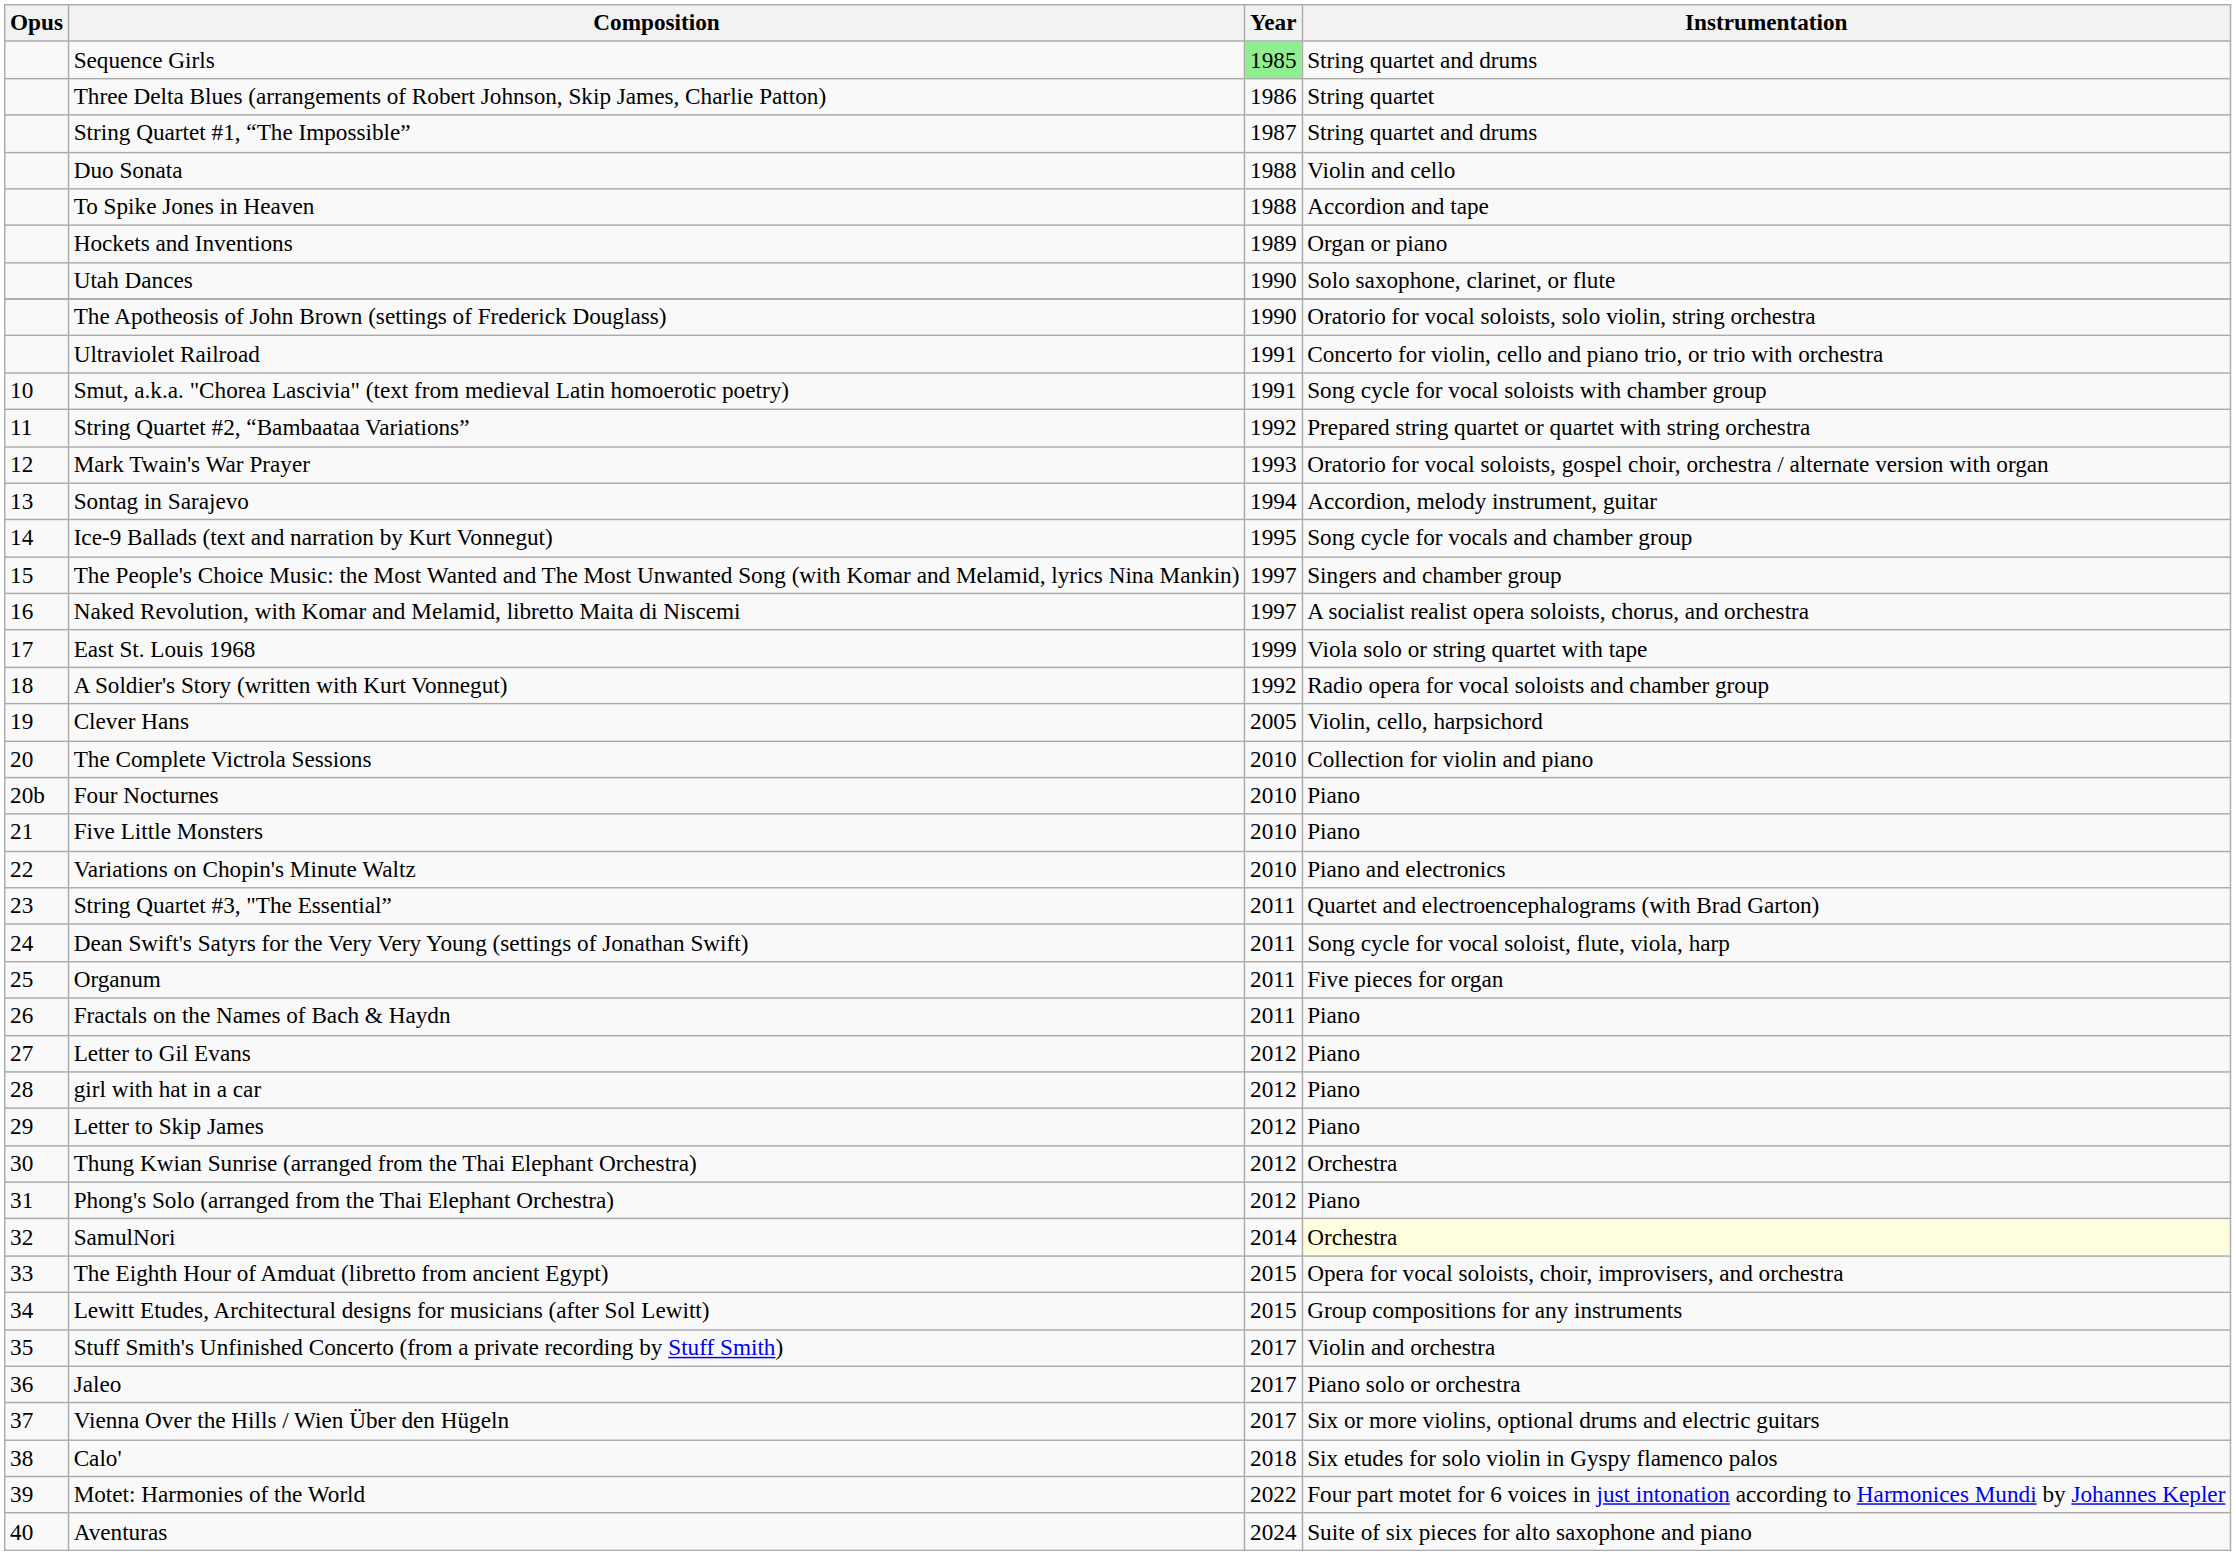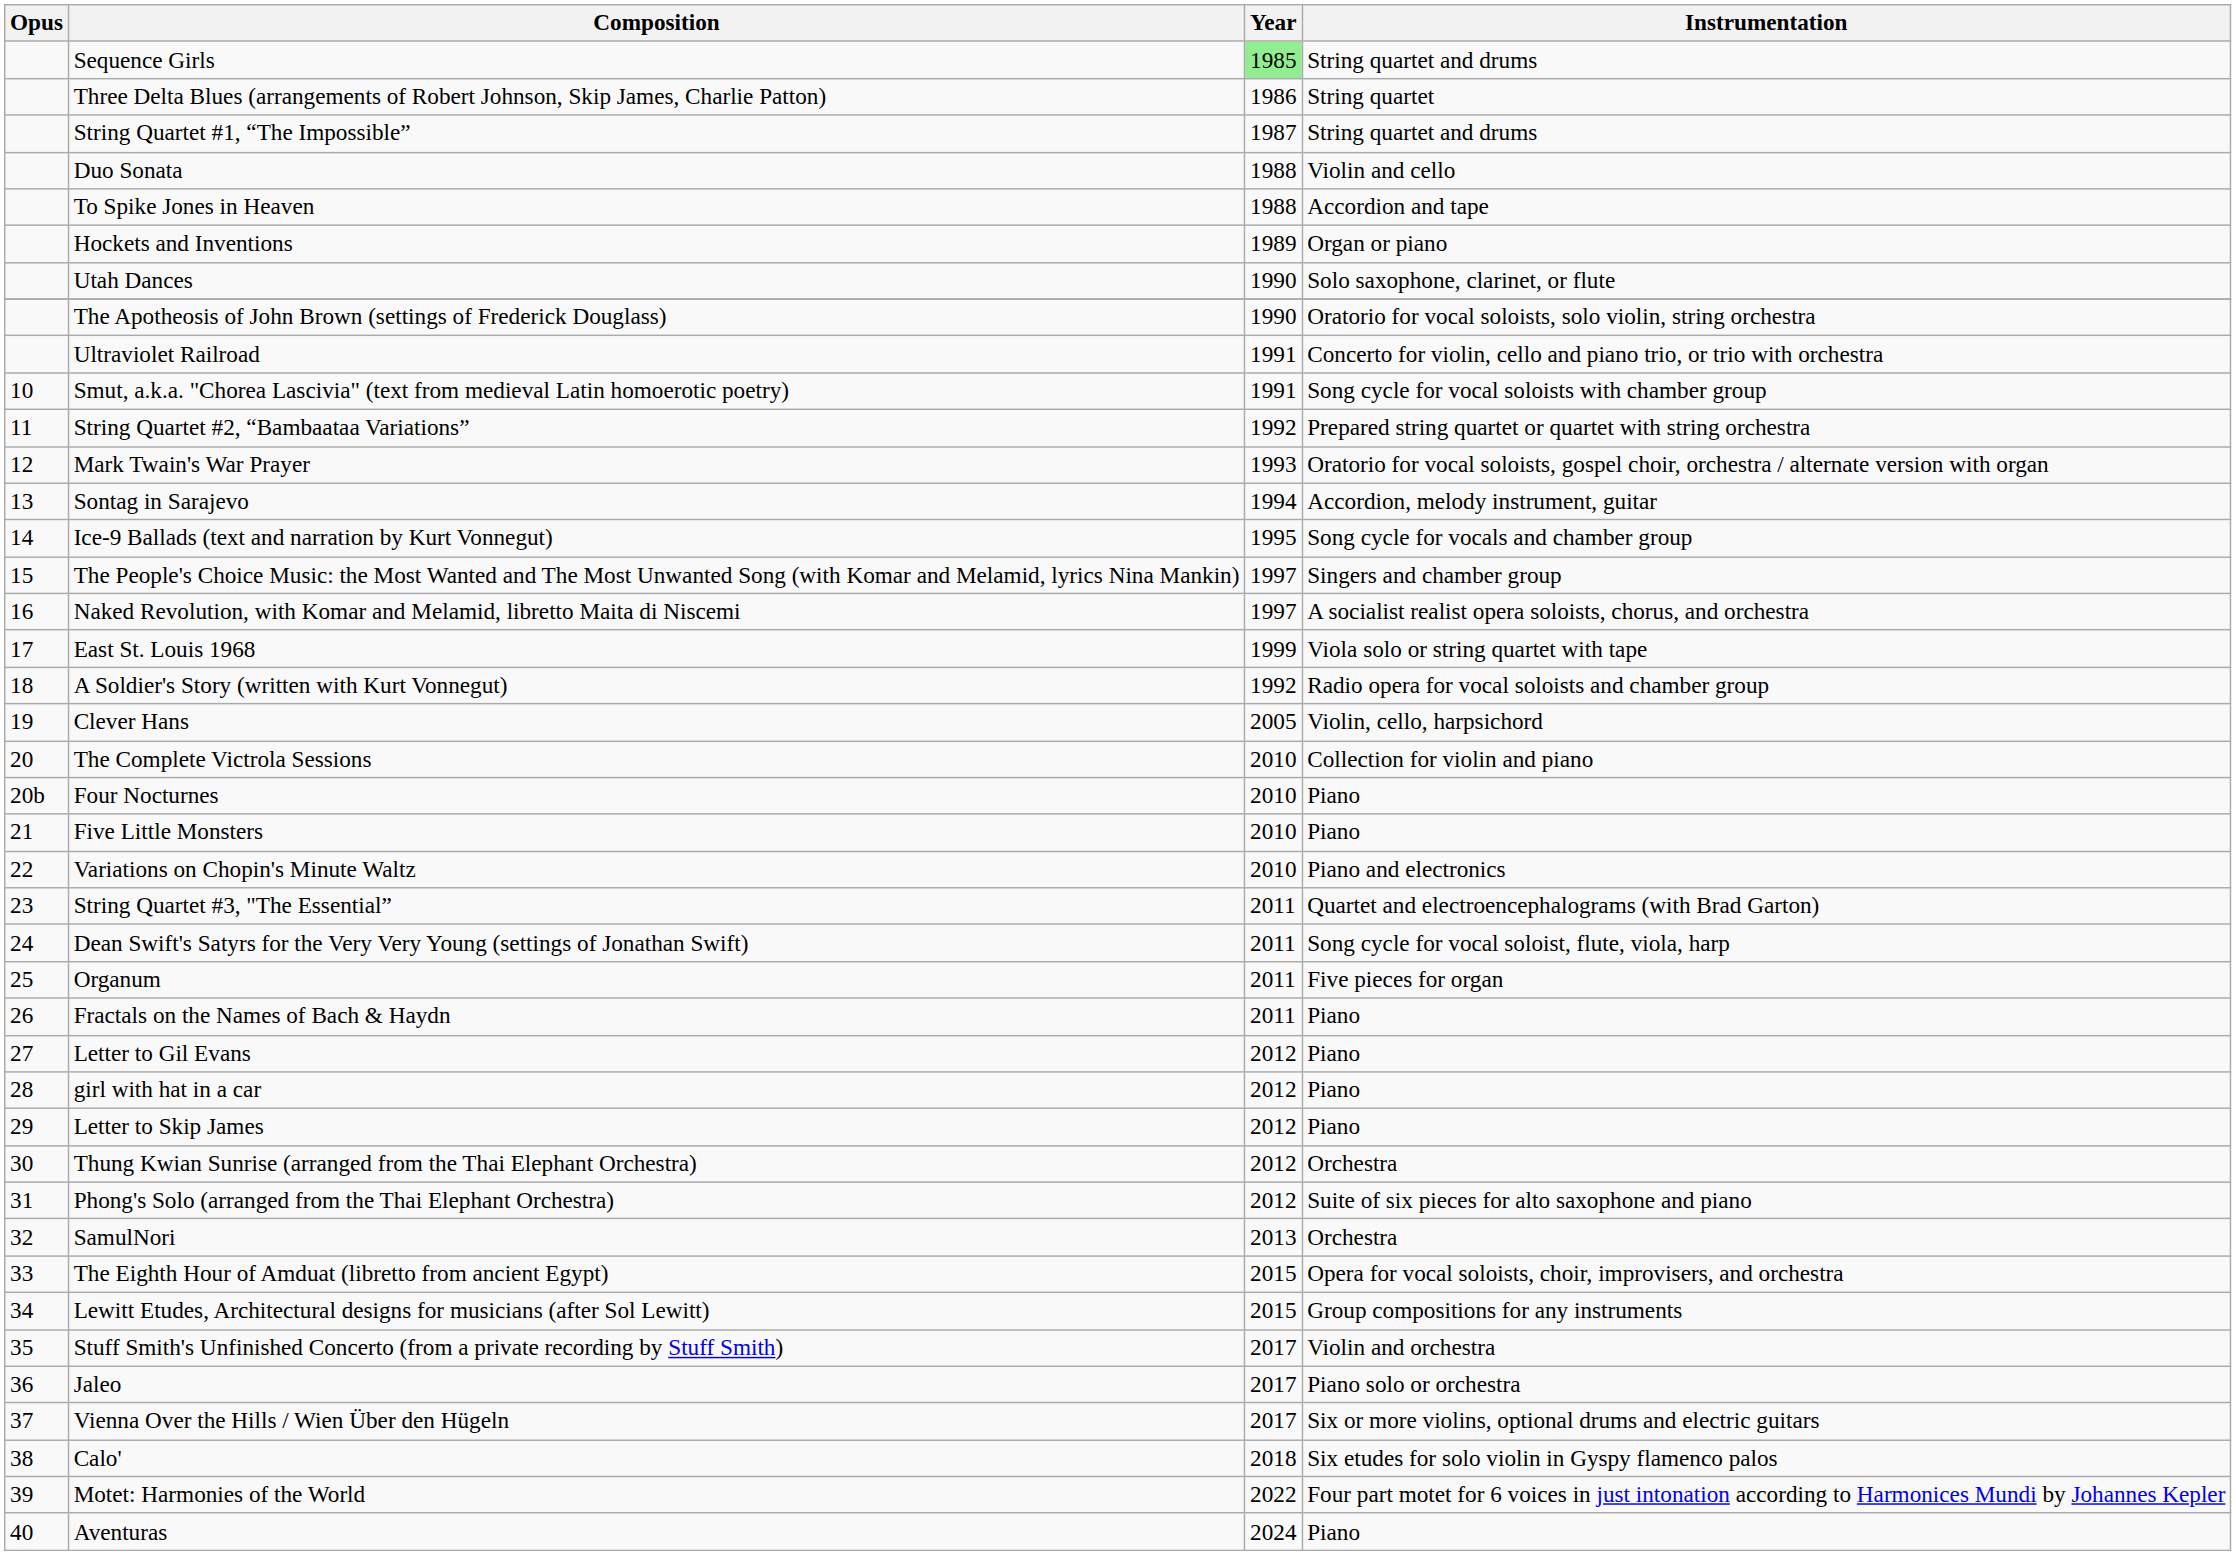(1334, 1200) Piano -> (1529, 1200) Suite of six pieces for alto saxophone and piano
(1273, 1237) 2014 -> (1273, 1237) 2013
(1352, 1237) lightyellow background -> (1352, 1237) no background
(1529, 1531) Suite of six pieces for alto saxophone and piano -> (1334, 1531) Piano
